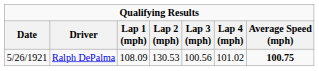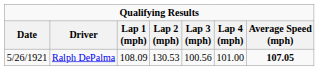(230, 57) 101.02 -> (230, 57) 101.00
(280, 57) 100.75 -> (280, 57) 107.05
